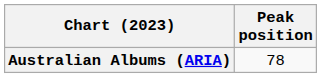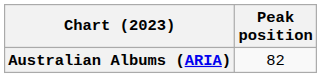(276, 60) 78 -> (276, 60) 82
